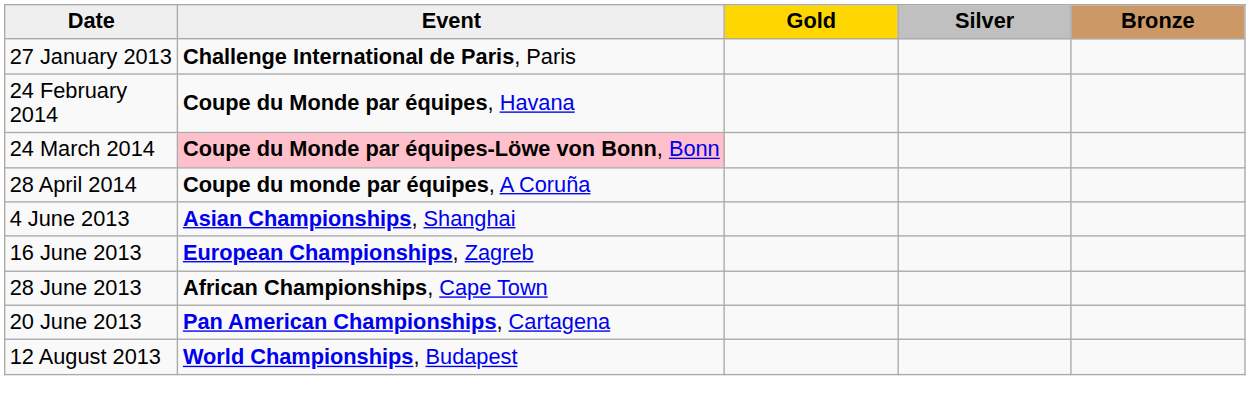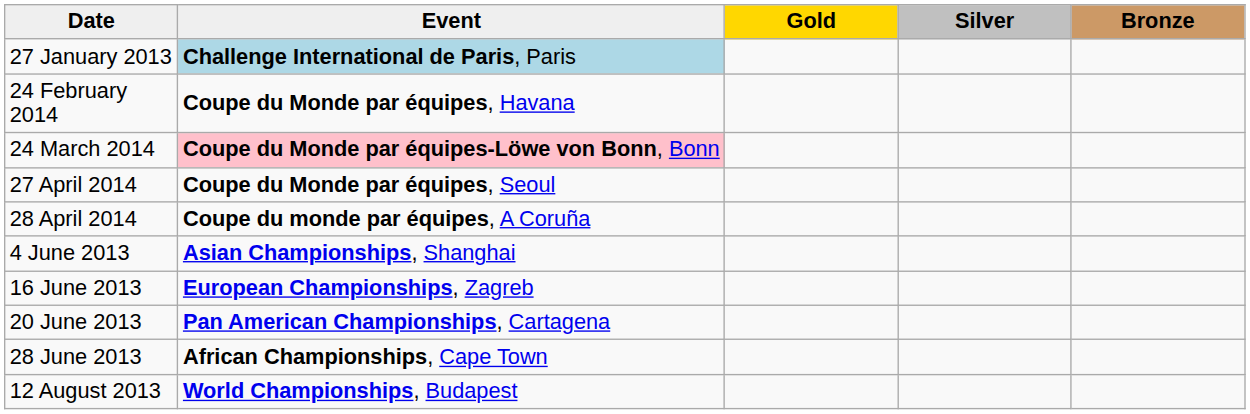(379, 56) no background -> (379, 56) lightblue background
+ row: (73, 184)
rows swapped: (76, 322) <-> (76, 287)
